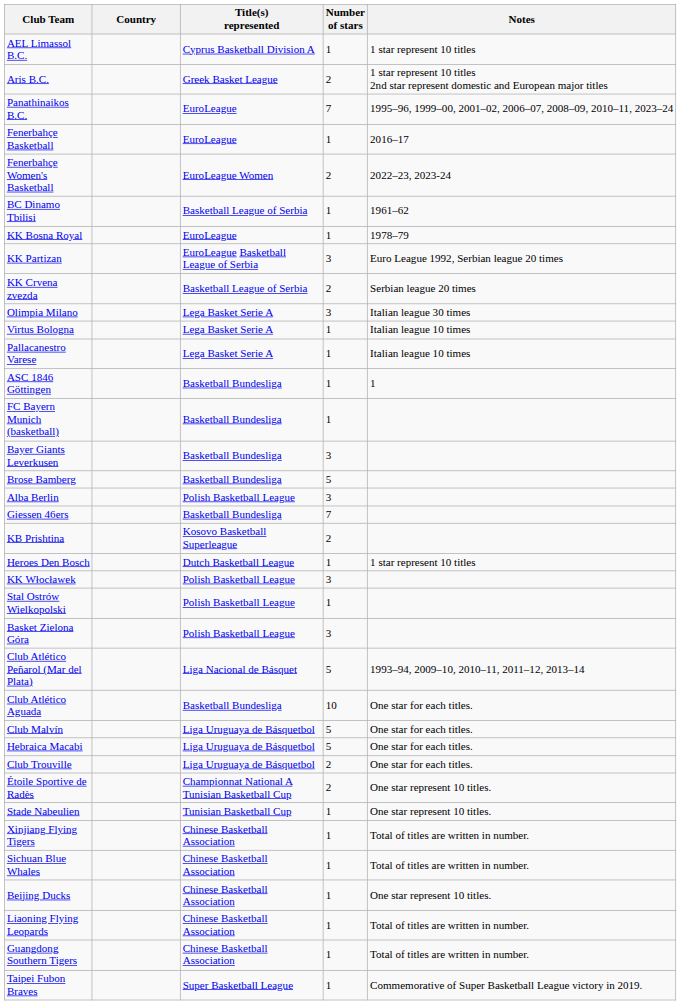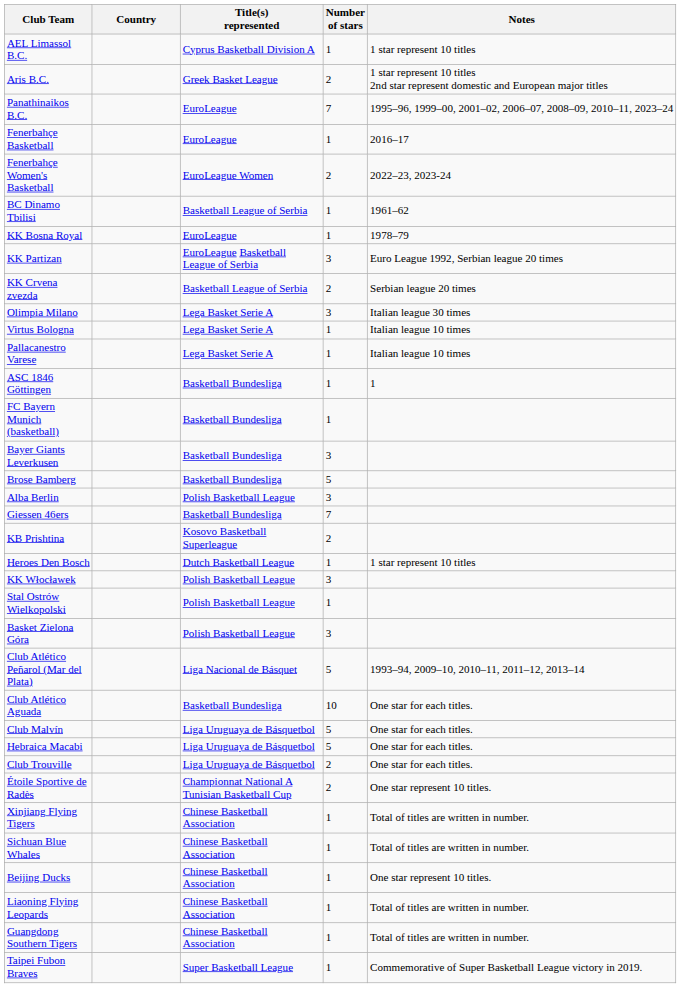- row: (43, 811)
